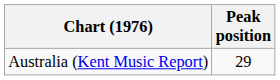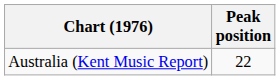(243, 61) 29 -> (243, 61) 22
